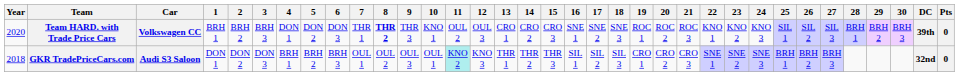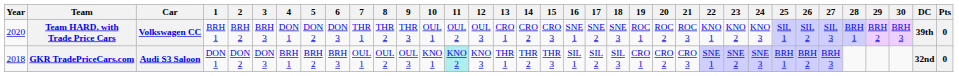(385, 32) bold -> (385, 32) normal
(433, 32) KNO 1 -> (432, 32) OUL 1
(433, 58) OUL 1 -> (432, 58) KNO 1
